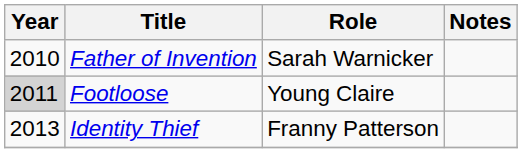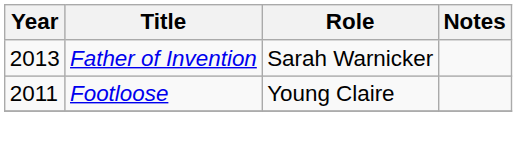(35, 57) 2010 -> (35, 57) 2013
(34, 93) lightgrey background -> (34, 93) no background
- row: (134, 128)
